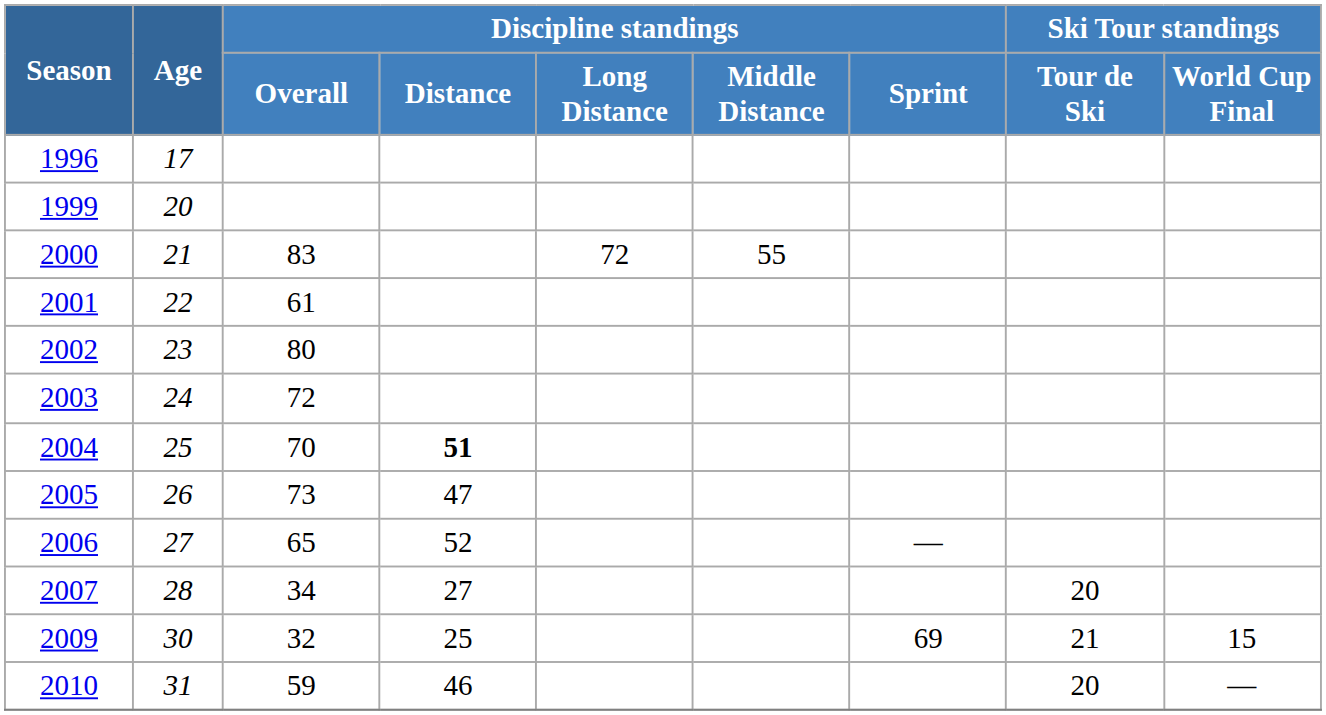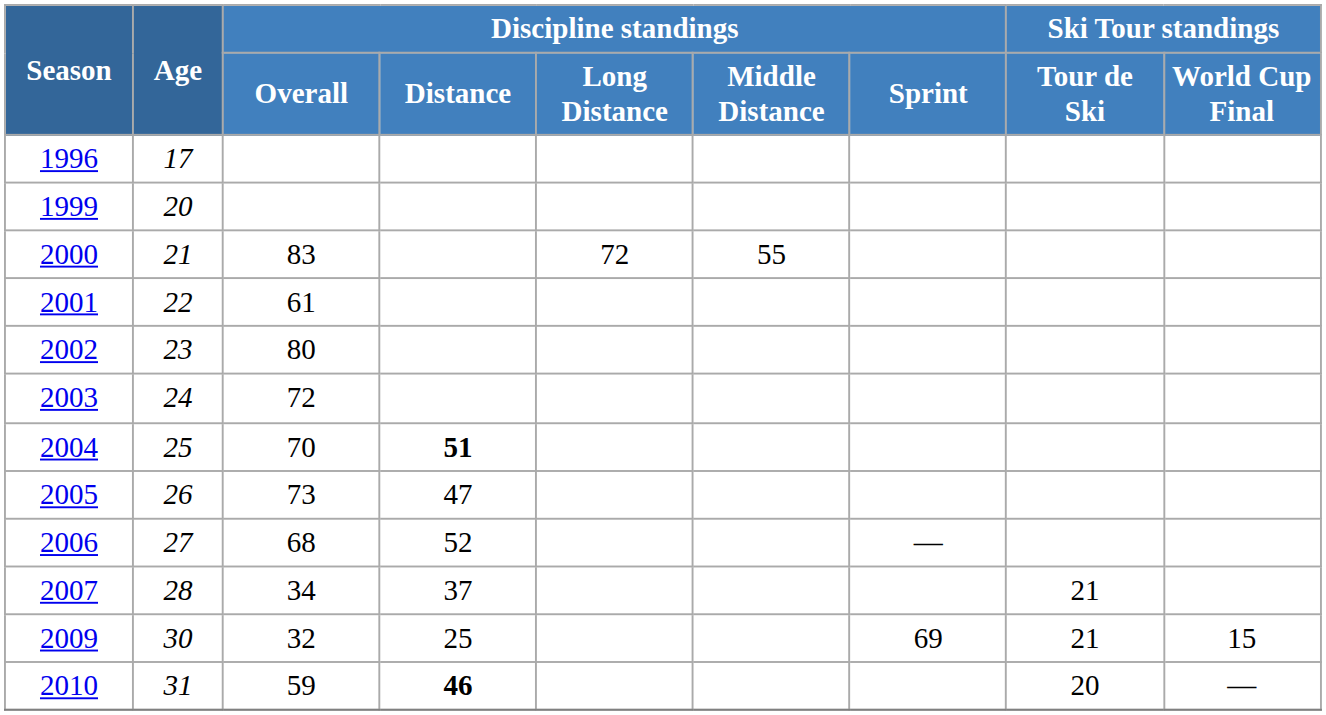(301, 541) 65 -> (301, 541) 68
(458, 589) 27 -> (458, 589) 37
(1085, 589) 20 -> (1085, 589) 21
(458, 685) normal -> (458, 685) bold
